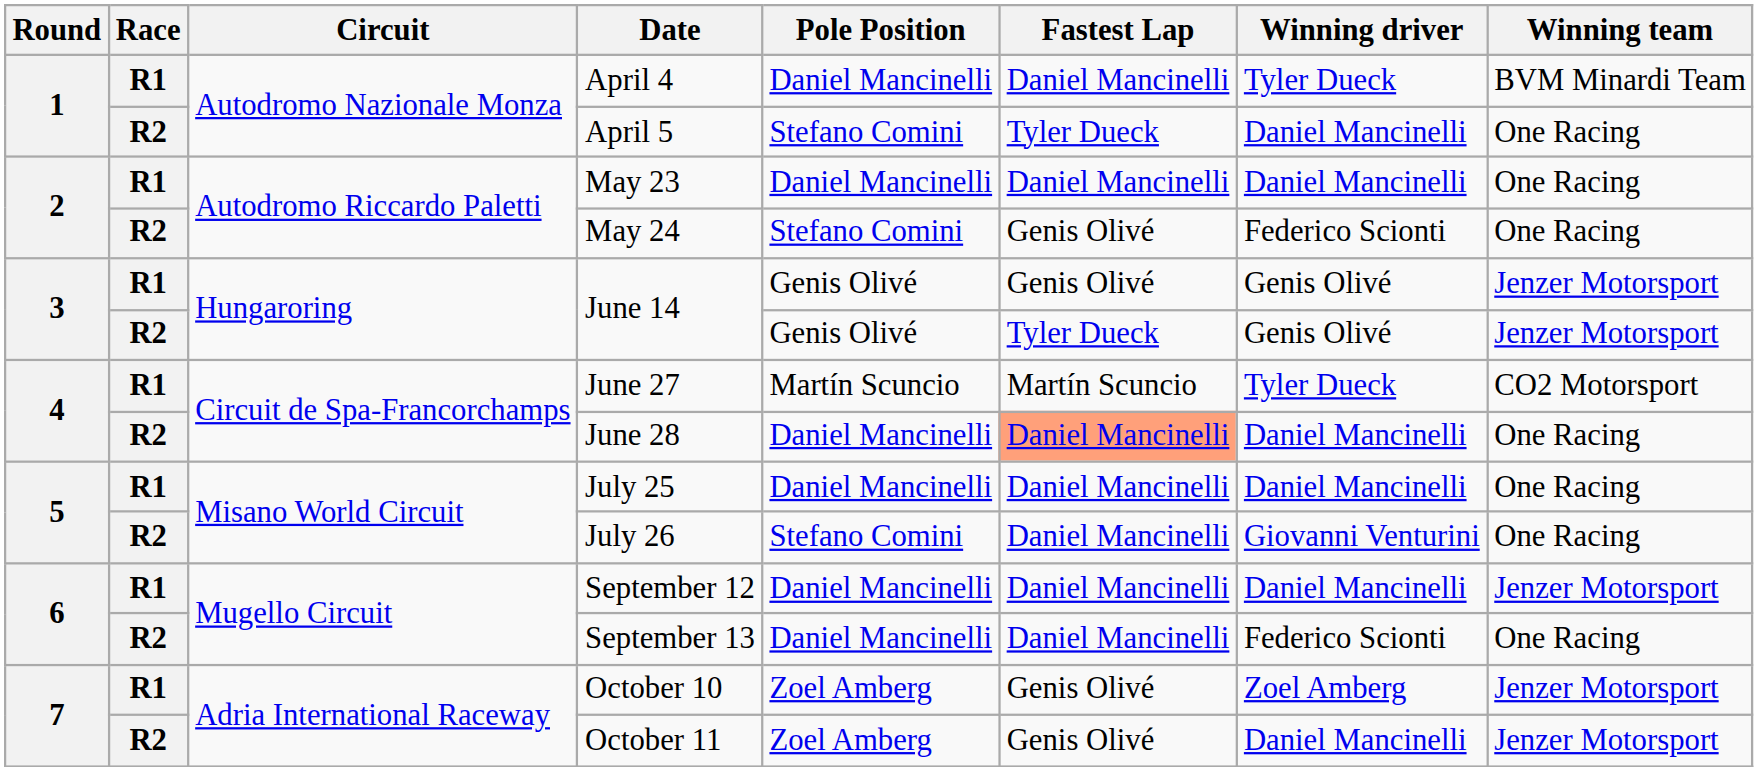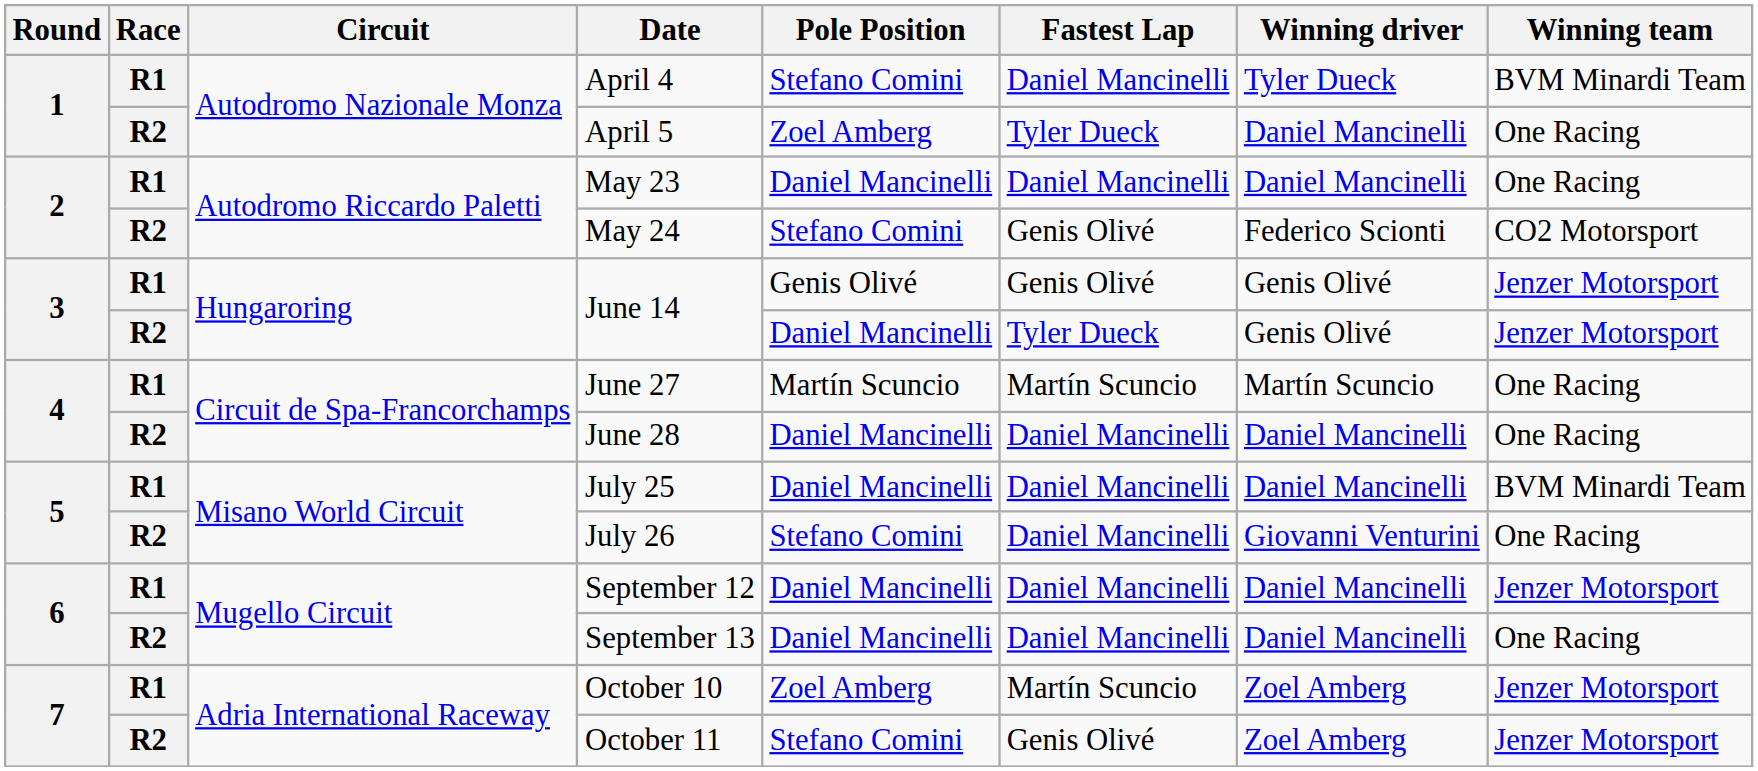(881, 80) Daniel Mancinelli -> (866, 80) Stefano Comini
(866, 130) Stefano Comini -> (851, 130) Zoel Amberg
(1567, 232) One Racing -> (1596, 232) CO2 Motorsport
(843, 333) Genis Olivé -> (881, 333) Daniel Mancinelli
(1320, 384) Tyler Dueck -> (1339, 384) Martín Scuncio
(1596, 384) CO2 Motorsport -> (1567, 384) One Racing
(1118, 435) lightsalmon background -> (1118, 435) no background
(1567, 485) One Racing -> (1620, 485) BVM Minardi Team
(1345, 637) Federico Scionti -> (1355, 637) Daniel Mancinelli
(1080, 688) Genis Olivé -> (1102, 688) Martín Scuncio
(851, 739) Zoel Amberg -> (866, 739) Stefano Comini
(1355, 739) Daniel Mancinelli -> (1325, 739) Zoel Amberg
